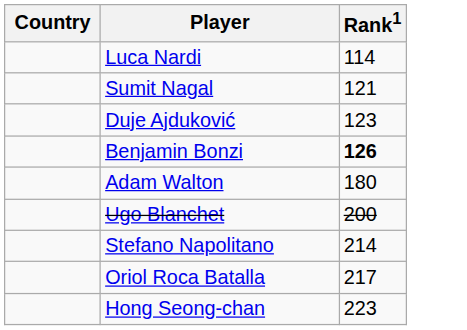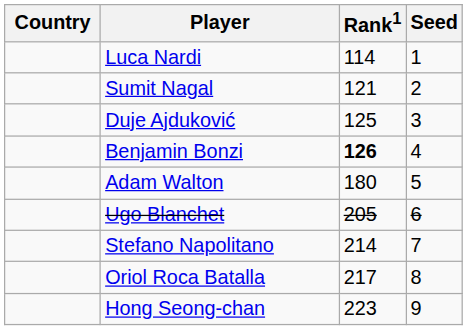+ column: (434, 22)
(360, 119) 123 -> (360, 119) 125
(360, 214) 200 -> (360, 214) 205
